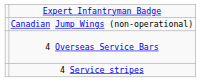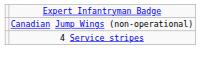- row: (102, 47)
